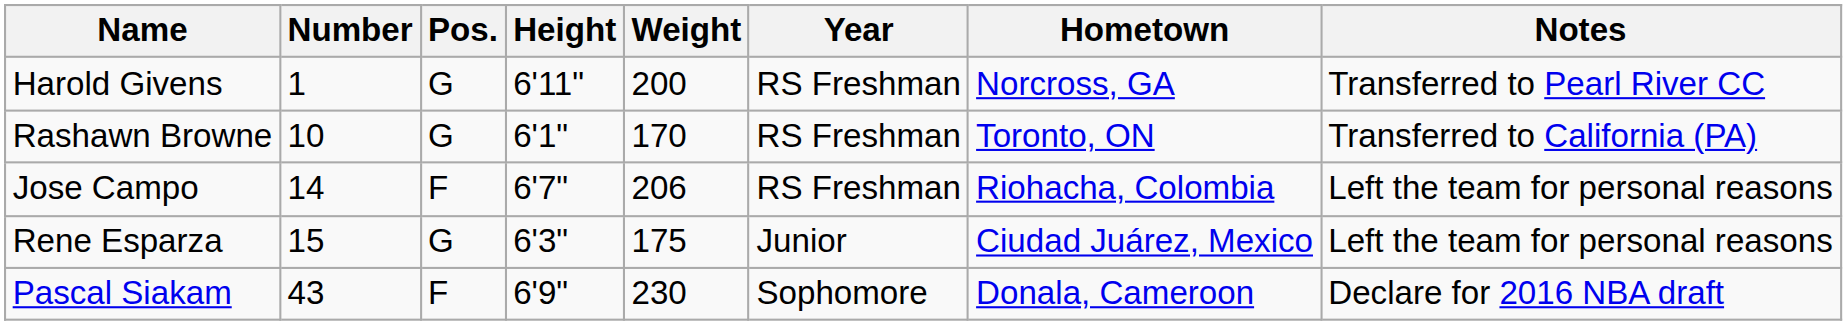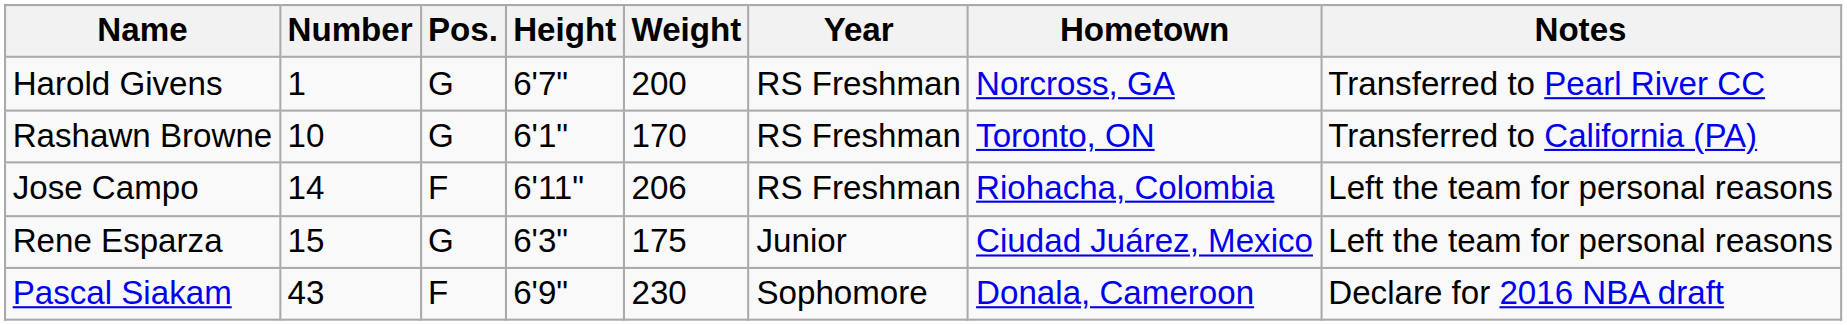(549, 83) 6'11" -> (541, 83) 6'7"
(541, 188) 6'7" -> (549, 188) 6'11"
